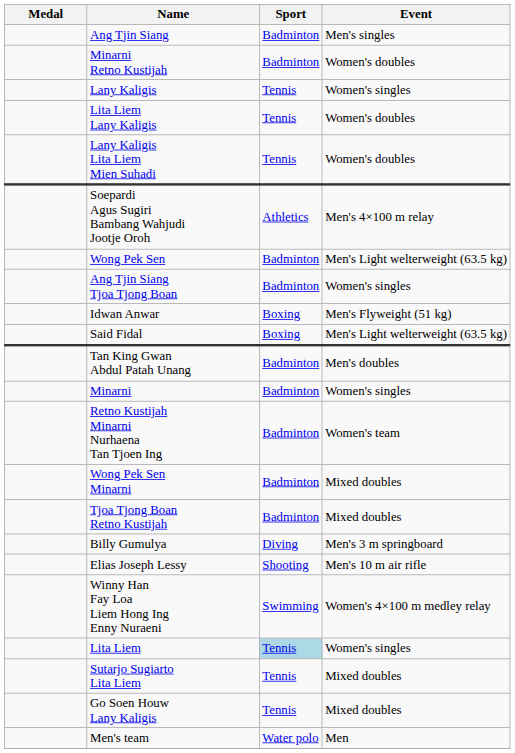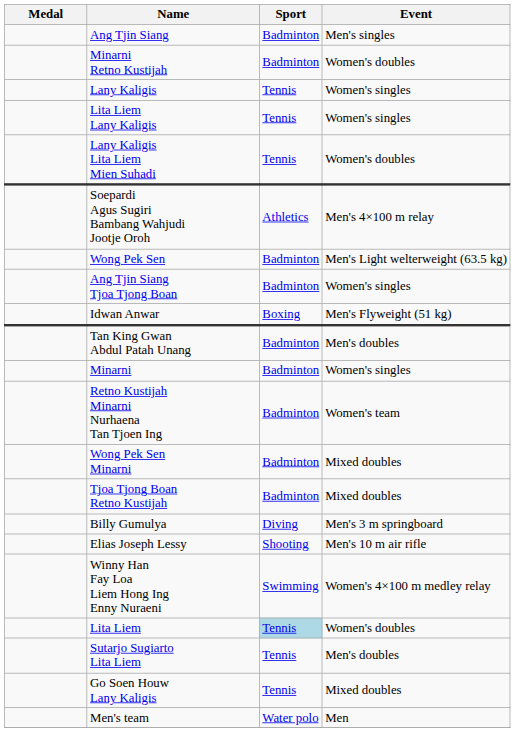(370, 117) Women's doubles -> (368, 117) Women's singles
- row: (116, 334)
(368, 648) Women's singles -> (370, 628) Women's doubles
(363, 675) Mixed doubles -> (362, 655) Men's doubles
